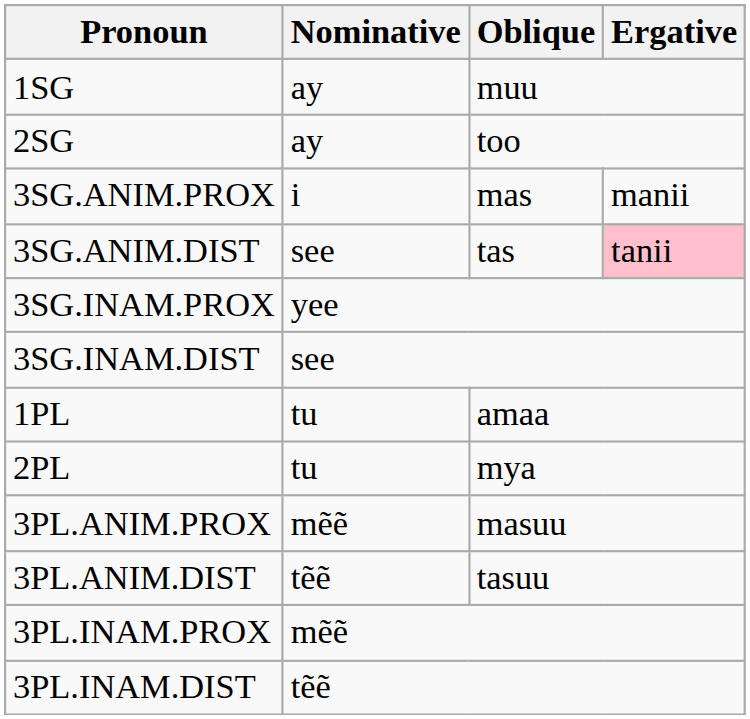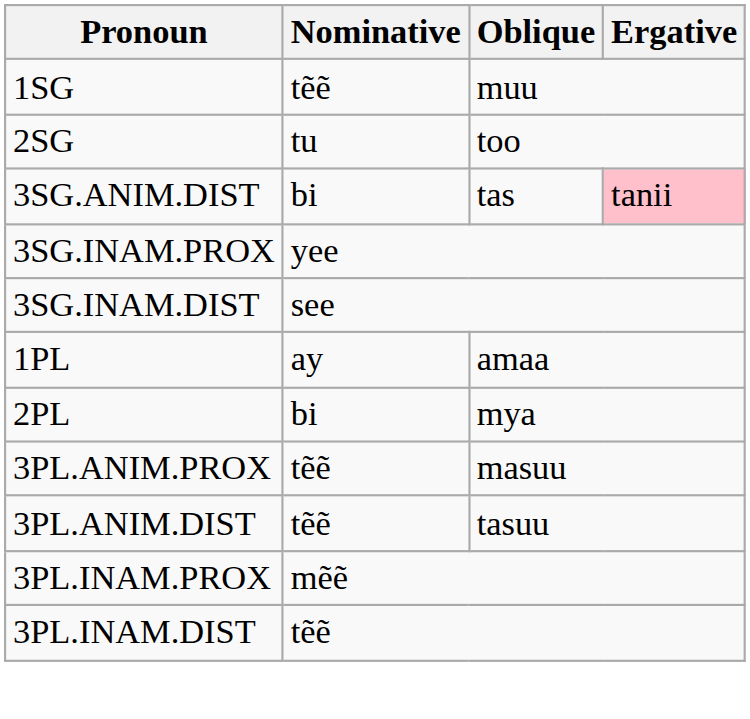(307, 86) ay -> (311, 86) tẽẽ
(307, 140) ay -> (304, 140) tu
- row: (144, 195)
(313, 250) see -> (304, 195) bi
(304, 413) tu -> (307, 359) ay
(304, 468) tu -> (304, 413) bi
(319, 522) mẽẽ -> (311, 468) tẽẽ
